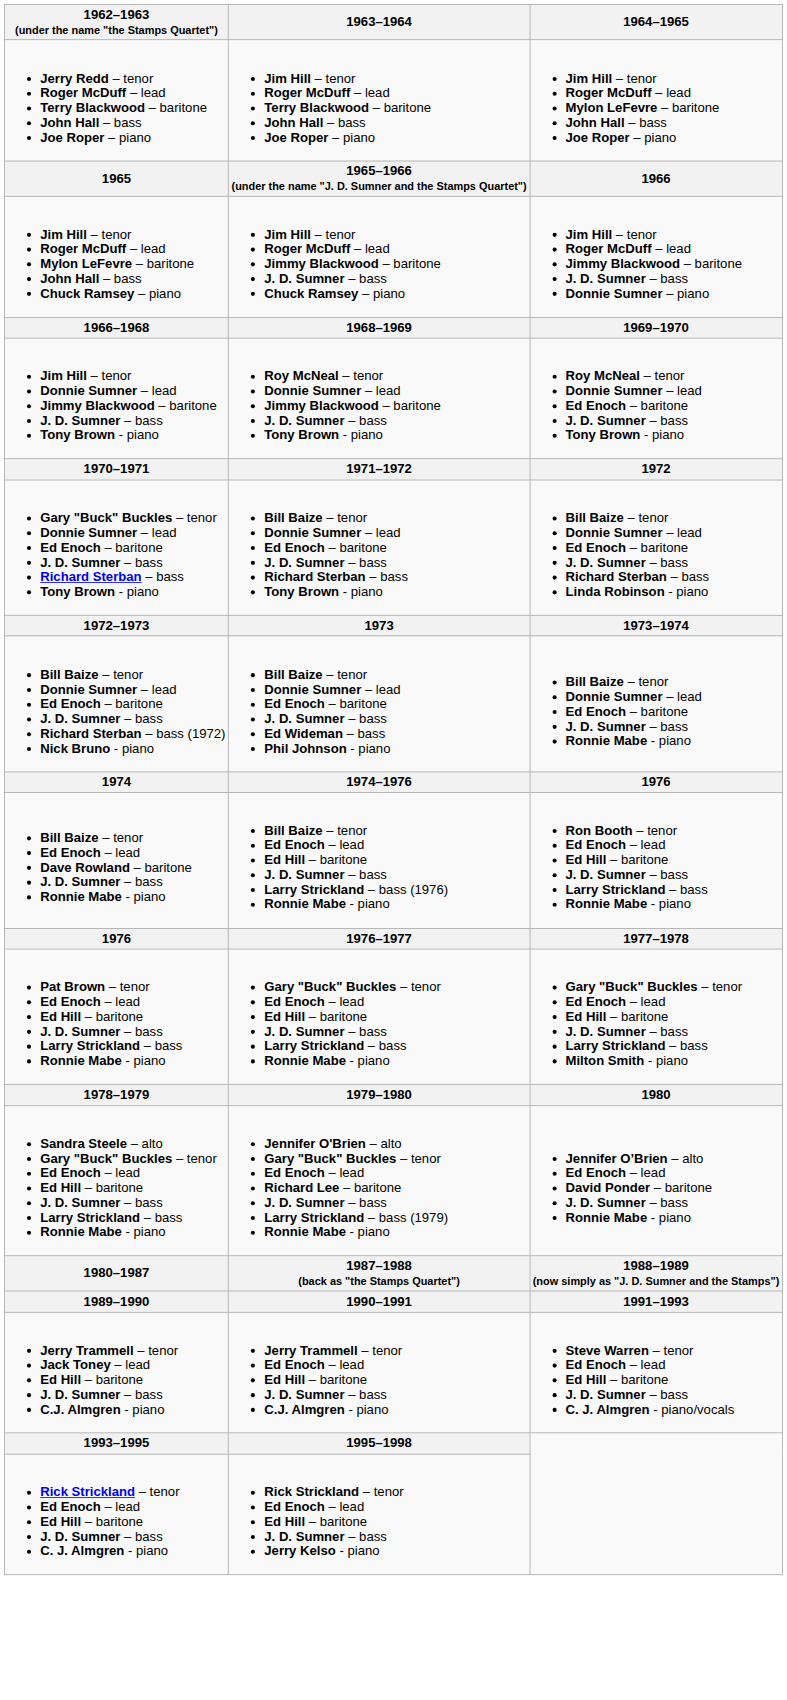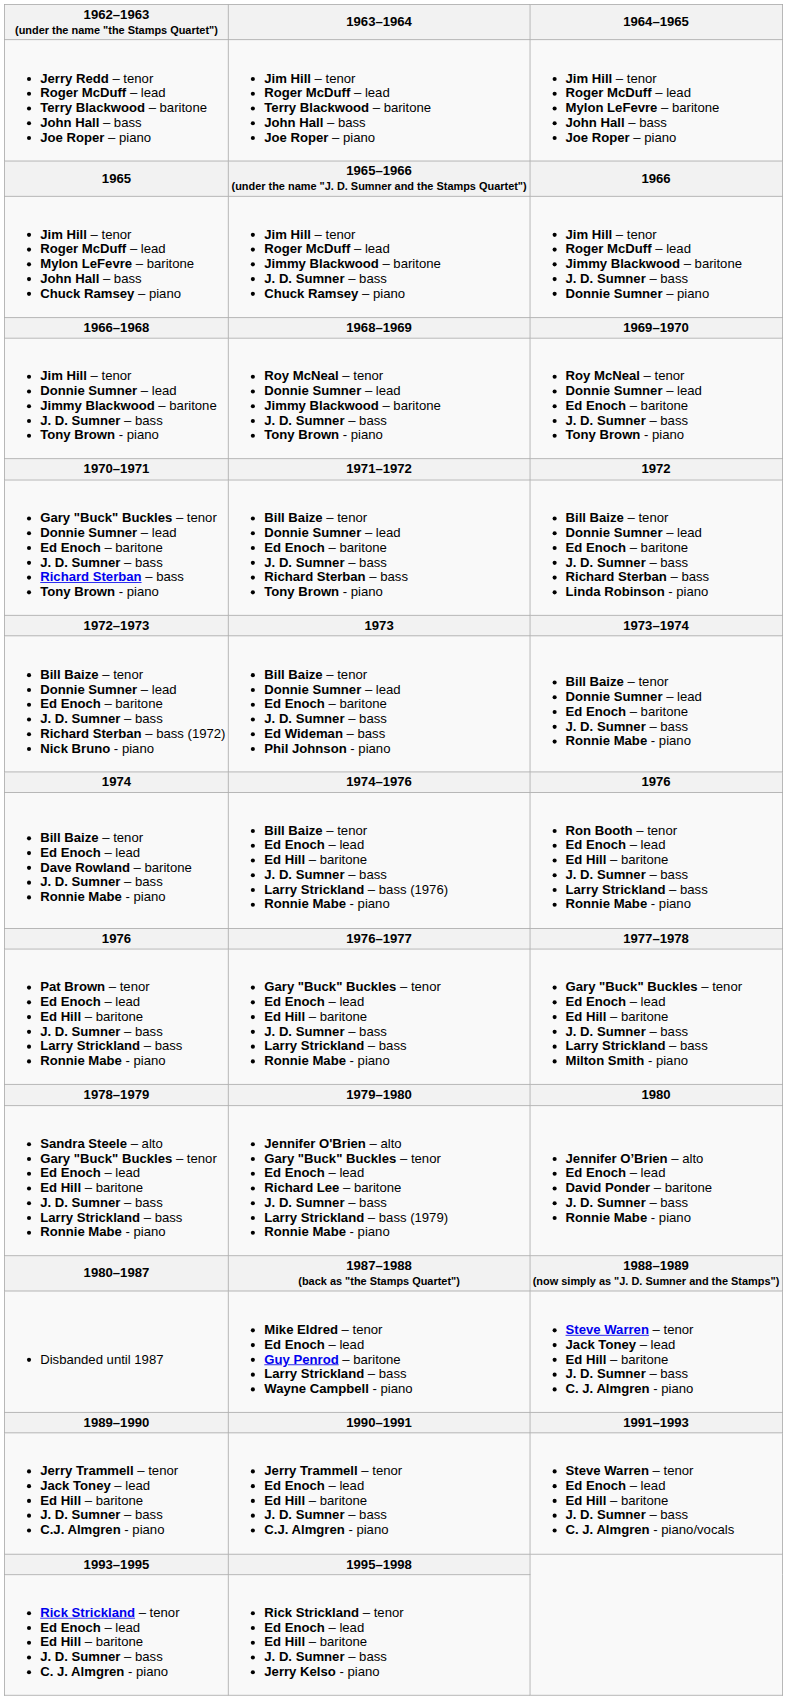+ row: (116, 1359)
